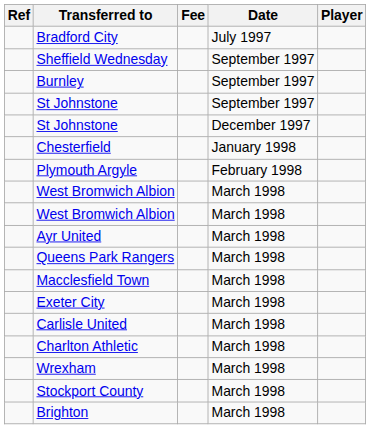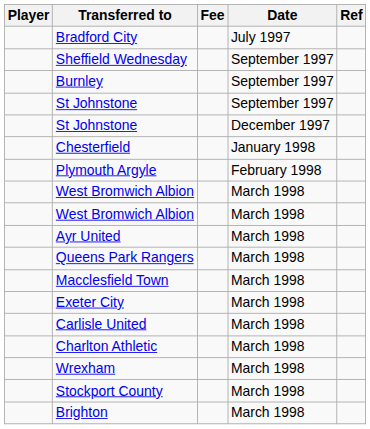columns swapped: (342, 15) <-> (19, 15)
